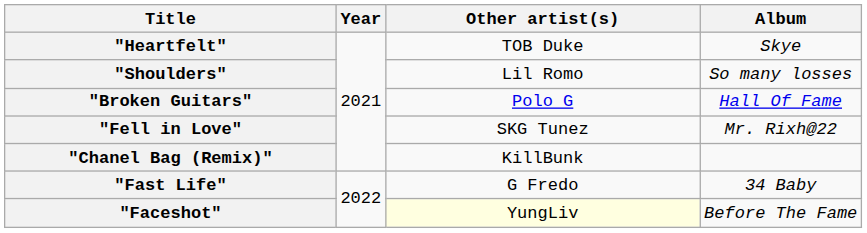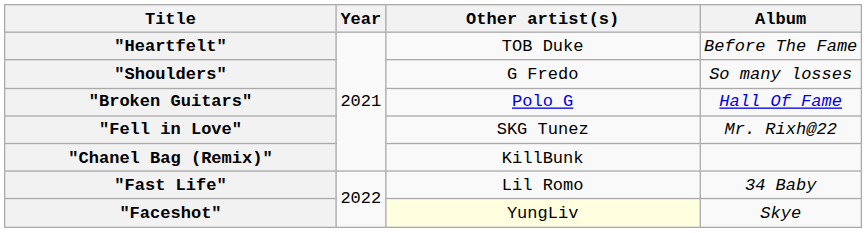(781, 46) Skye -> (781, 46) Before The Fame
(543, 74) Lil Romo -> (543, 74) G Fredo
(543, 185) G Fredo -> (543, 185) Lil Romo
(781, 213) Before The Fame -> (781, 213) Skye
